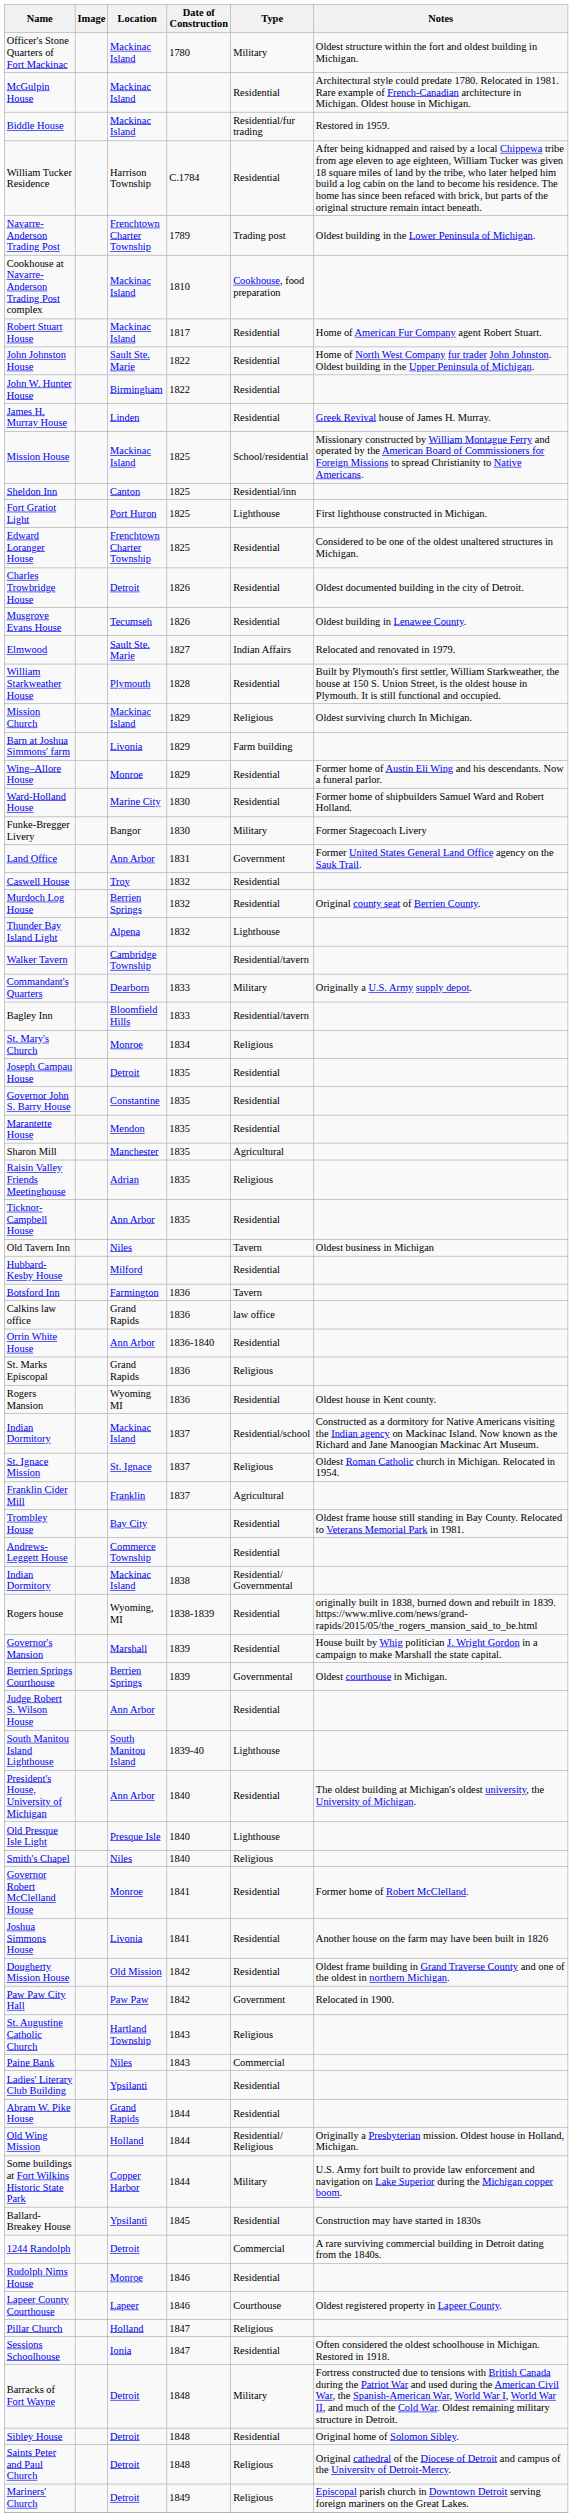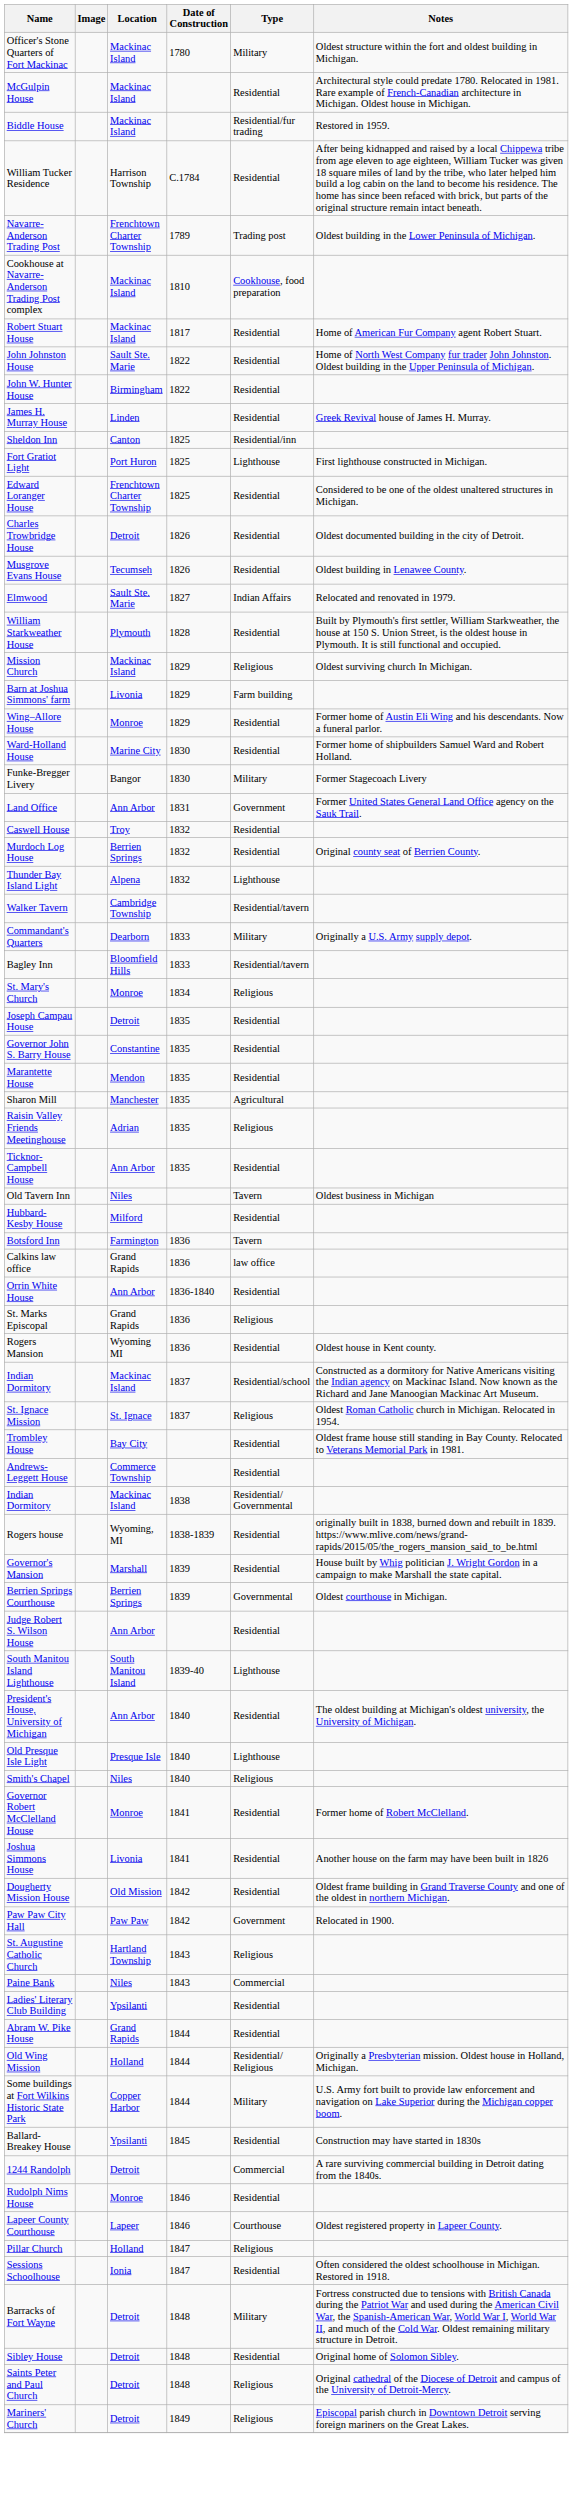- row: (38, 457)
- row: (37, 1495)
